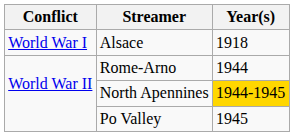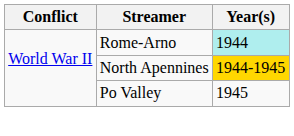- row: (122, 42)
(232, 67) no background -> (232, 42) paleturquoise background
